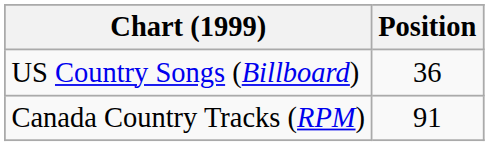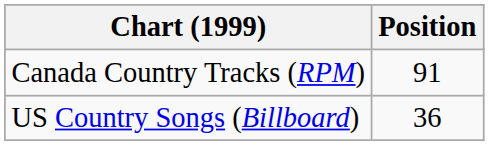rows swapped: (188, 117) <-> (185, 72)
